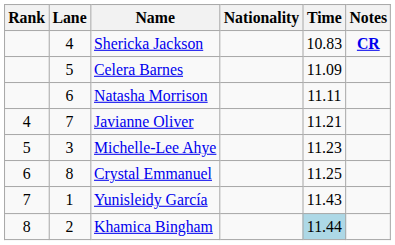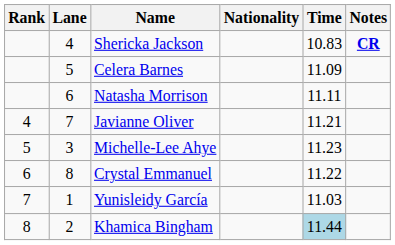(324, 174) 11.25 -> (324, 174) 11.22
(324, 200) 11.43 -> (324, 200) 11.03
